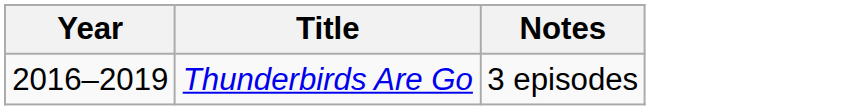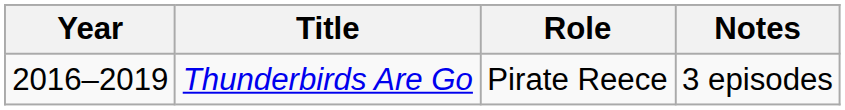+ column: (577, 29)
